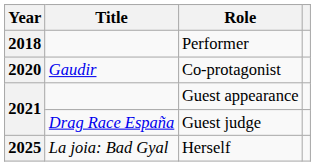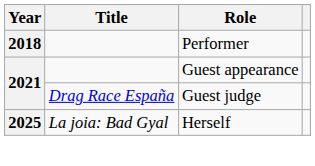- row: (231, 69)
